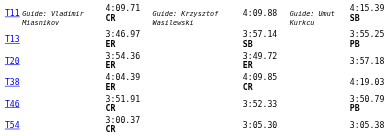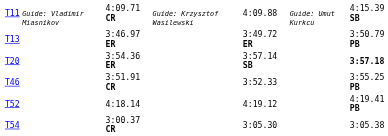(260, 39) 3:57.14 SB -> (260, 39) 3:49.72 ER
(367, 39) 3:55.25 PB -> (367, 39) 3:50.79 PB
(260, 61) 3:49.72 ER -> (260, 61) 3:57.14 SB
(367, 61) normal -> (367, 61) bold
- row: (123, 82)
(367, 103) 3:50.79 PB -> (367, 82) 3:55.25 PB
+ row: (123, 103)
